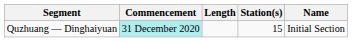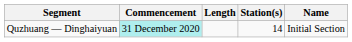(277, 28) 15 -> (277, 28) 14
